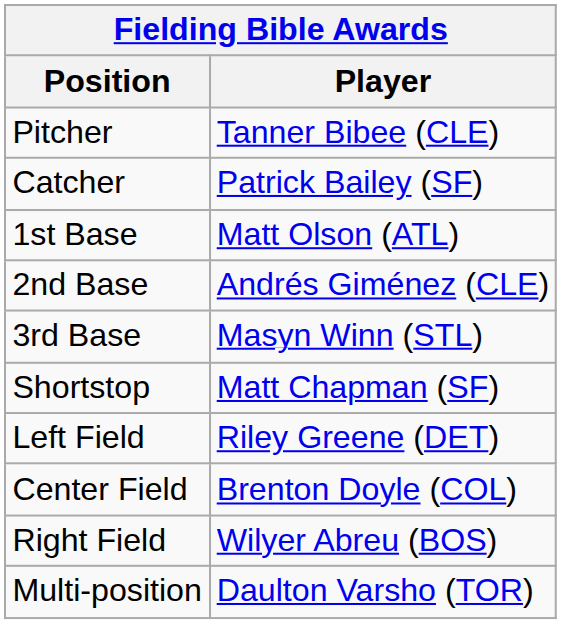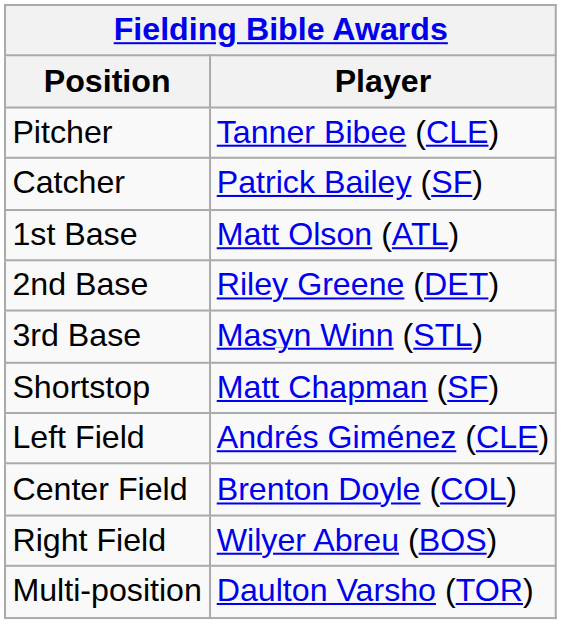(383, 285) Andrés Giménez (CLE) -> (358, 285) Riley Greene (DET)
(358, 438) Riley Greene (DET) -> (383, 438) Andrés Giménez (CLE)
